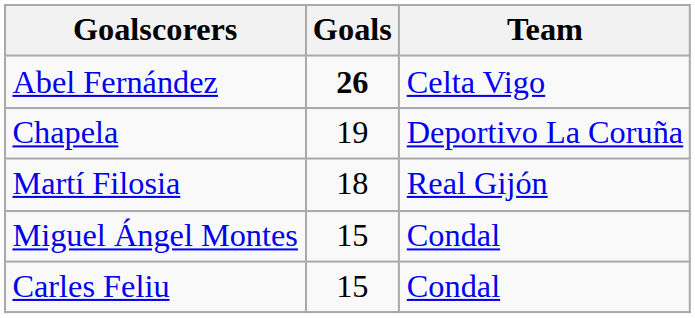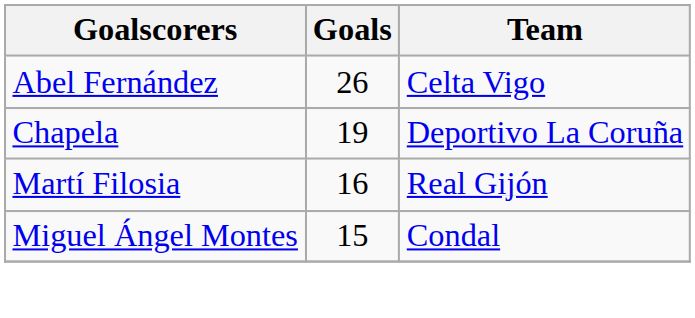(352, 81) bold -> (352, 81) normal
(352, 183) 18 -> (352, 183) 16
- row: (91, 286)
